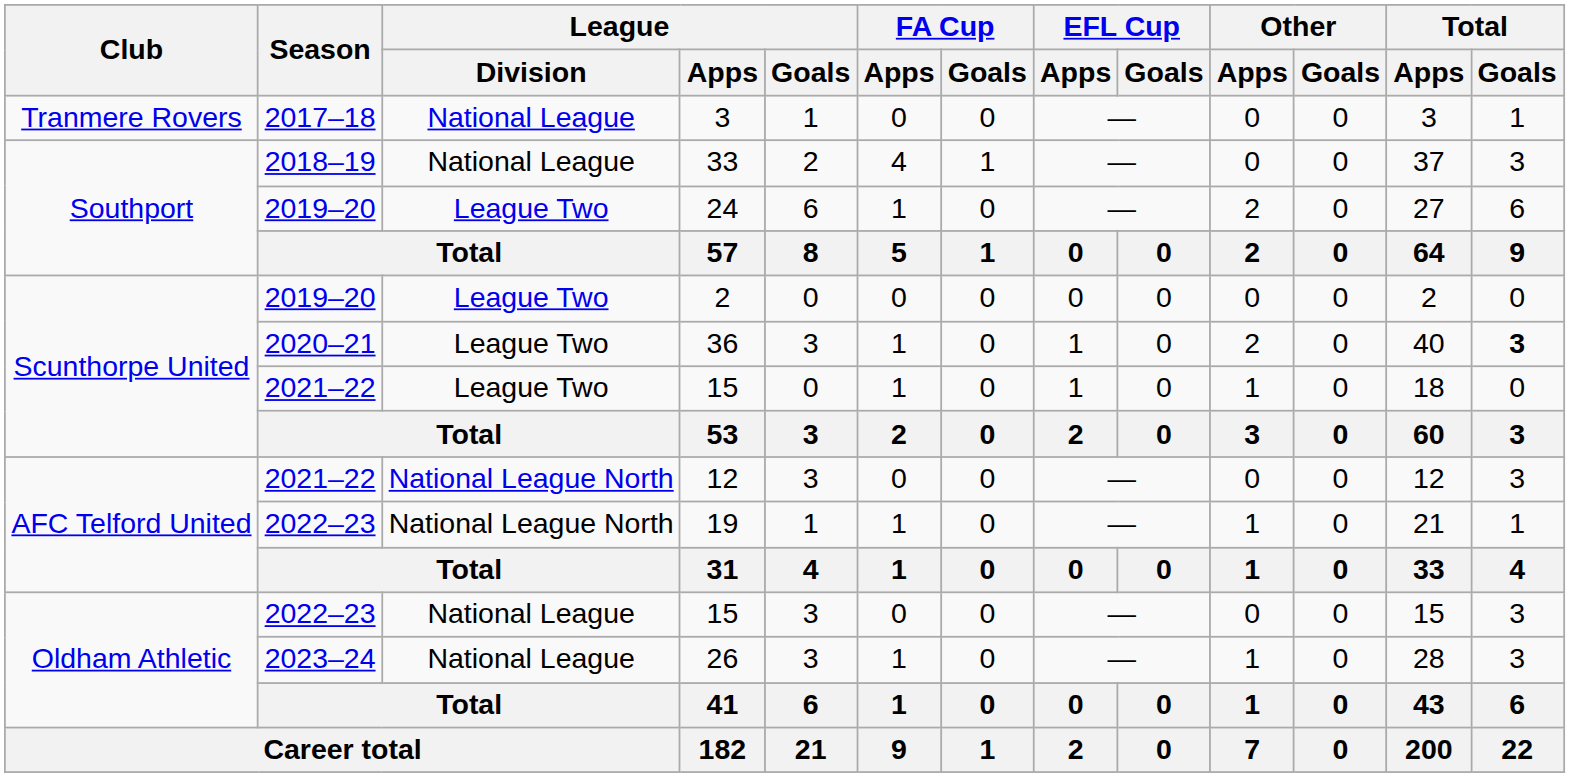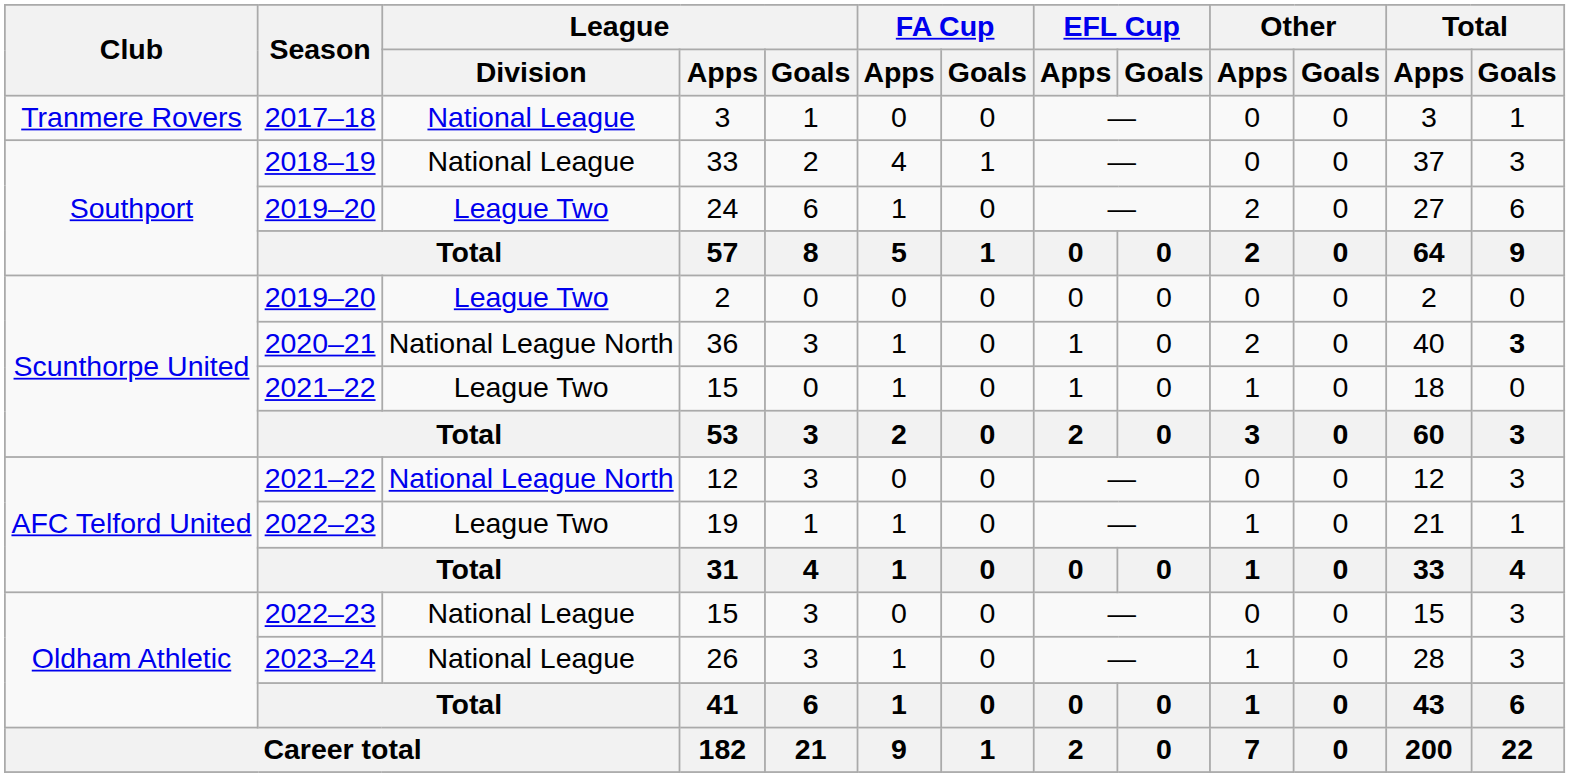(531, 343) League Two -> (531, 343) National League North
(531, 523) National League North -> (531, 523) League Two
